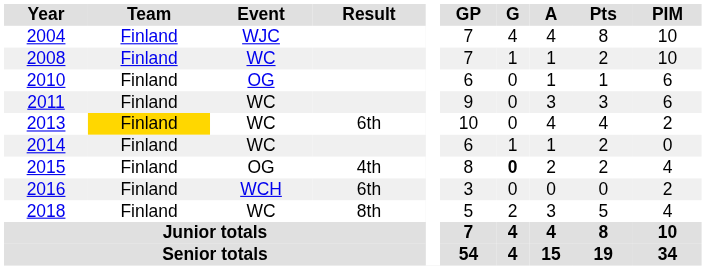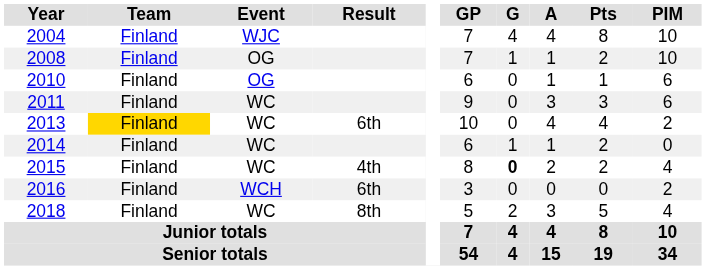(261, 58) WC -> (261, 58) OG
(261, 167) OG -> (261, 167) WC
